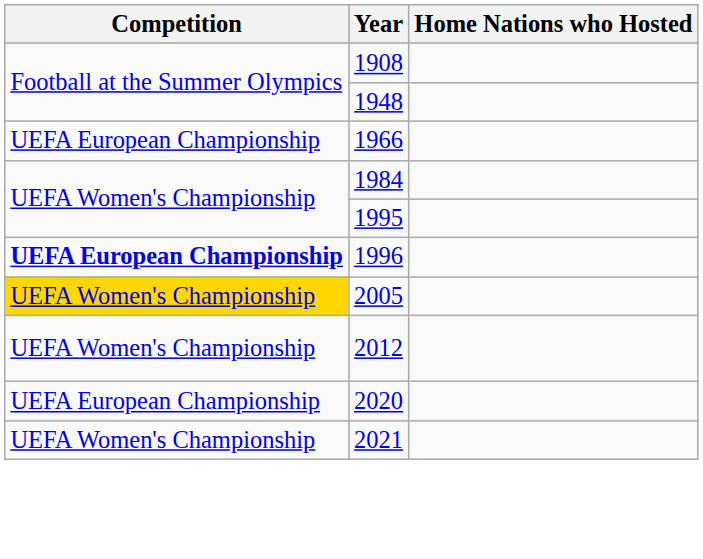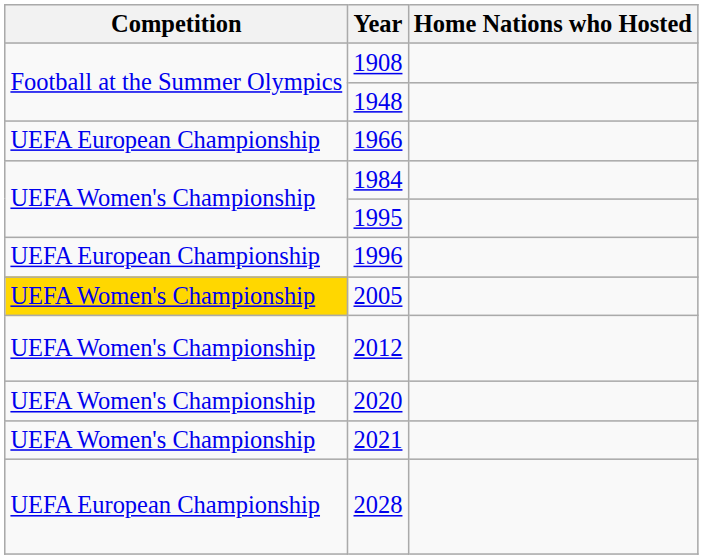(177, 256) bold -> (165, 256) normal
(165, 400) UEFA European Championship -> (163, 400) UEFA Women's Championship
+ row: (378, 506)
